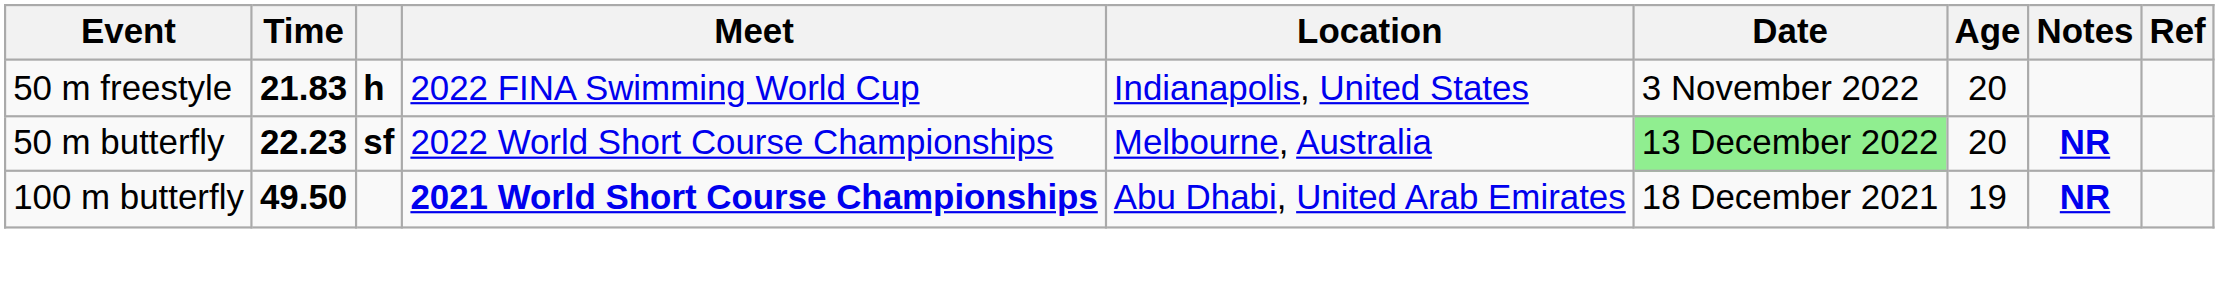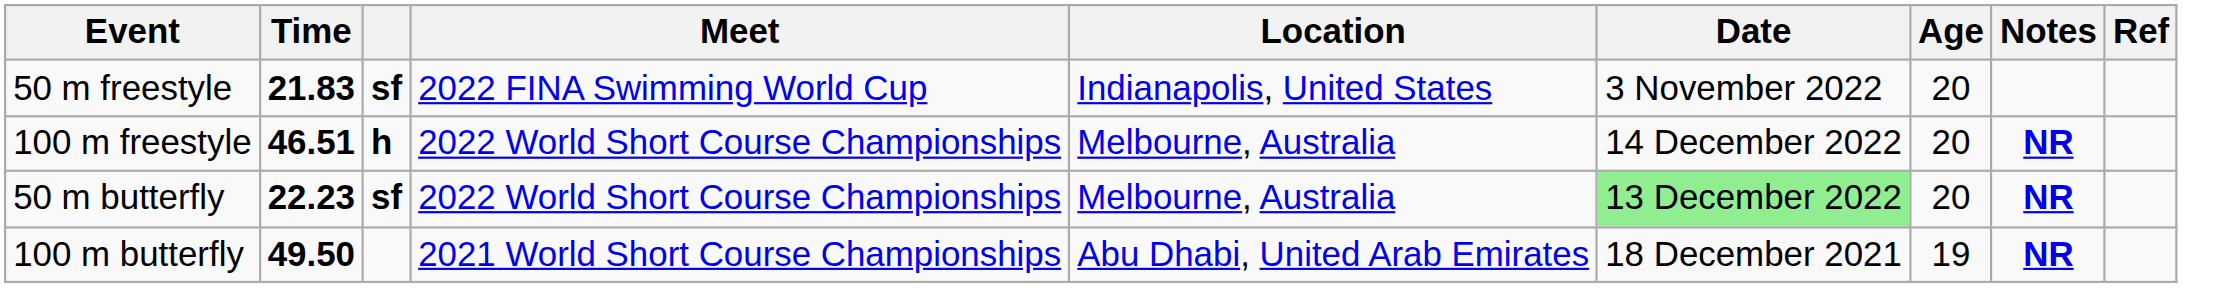(374, 87) h -> (387, 87) sf
+ row: (132, 142)
(754, 198) bold -> (740, 253) normal
